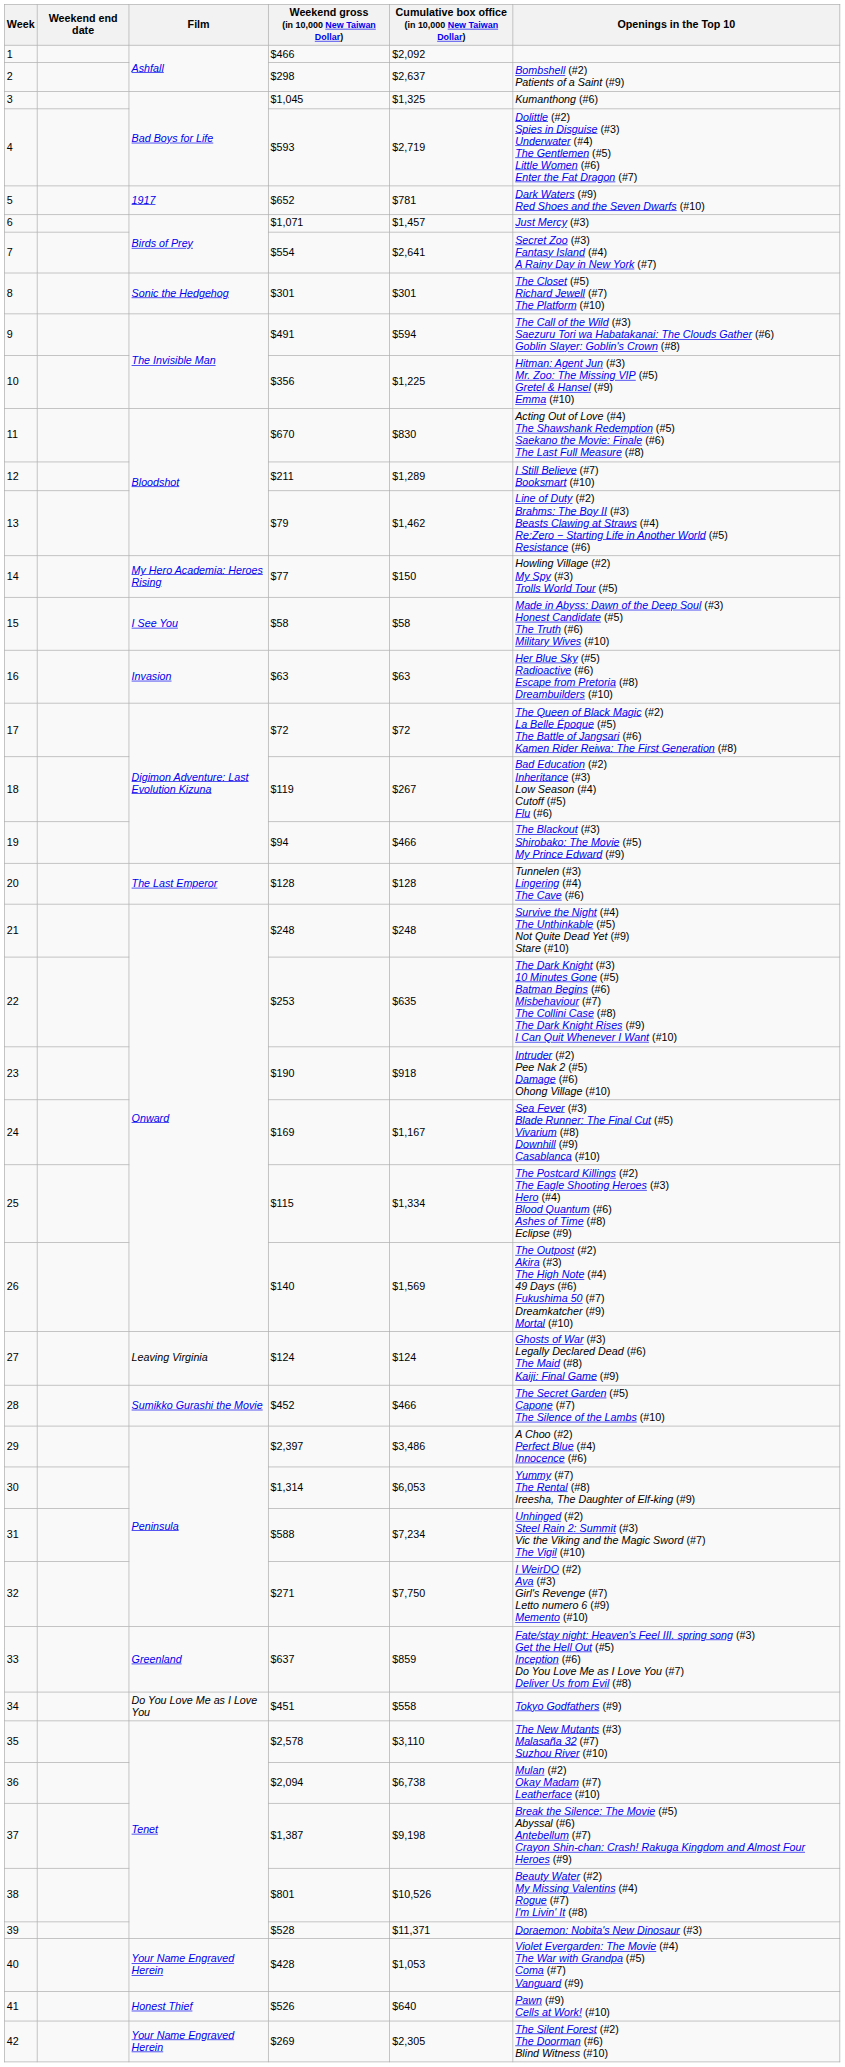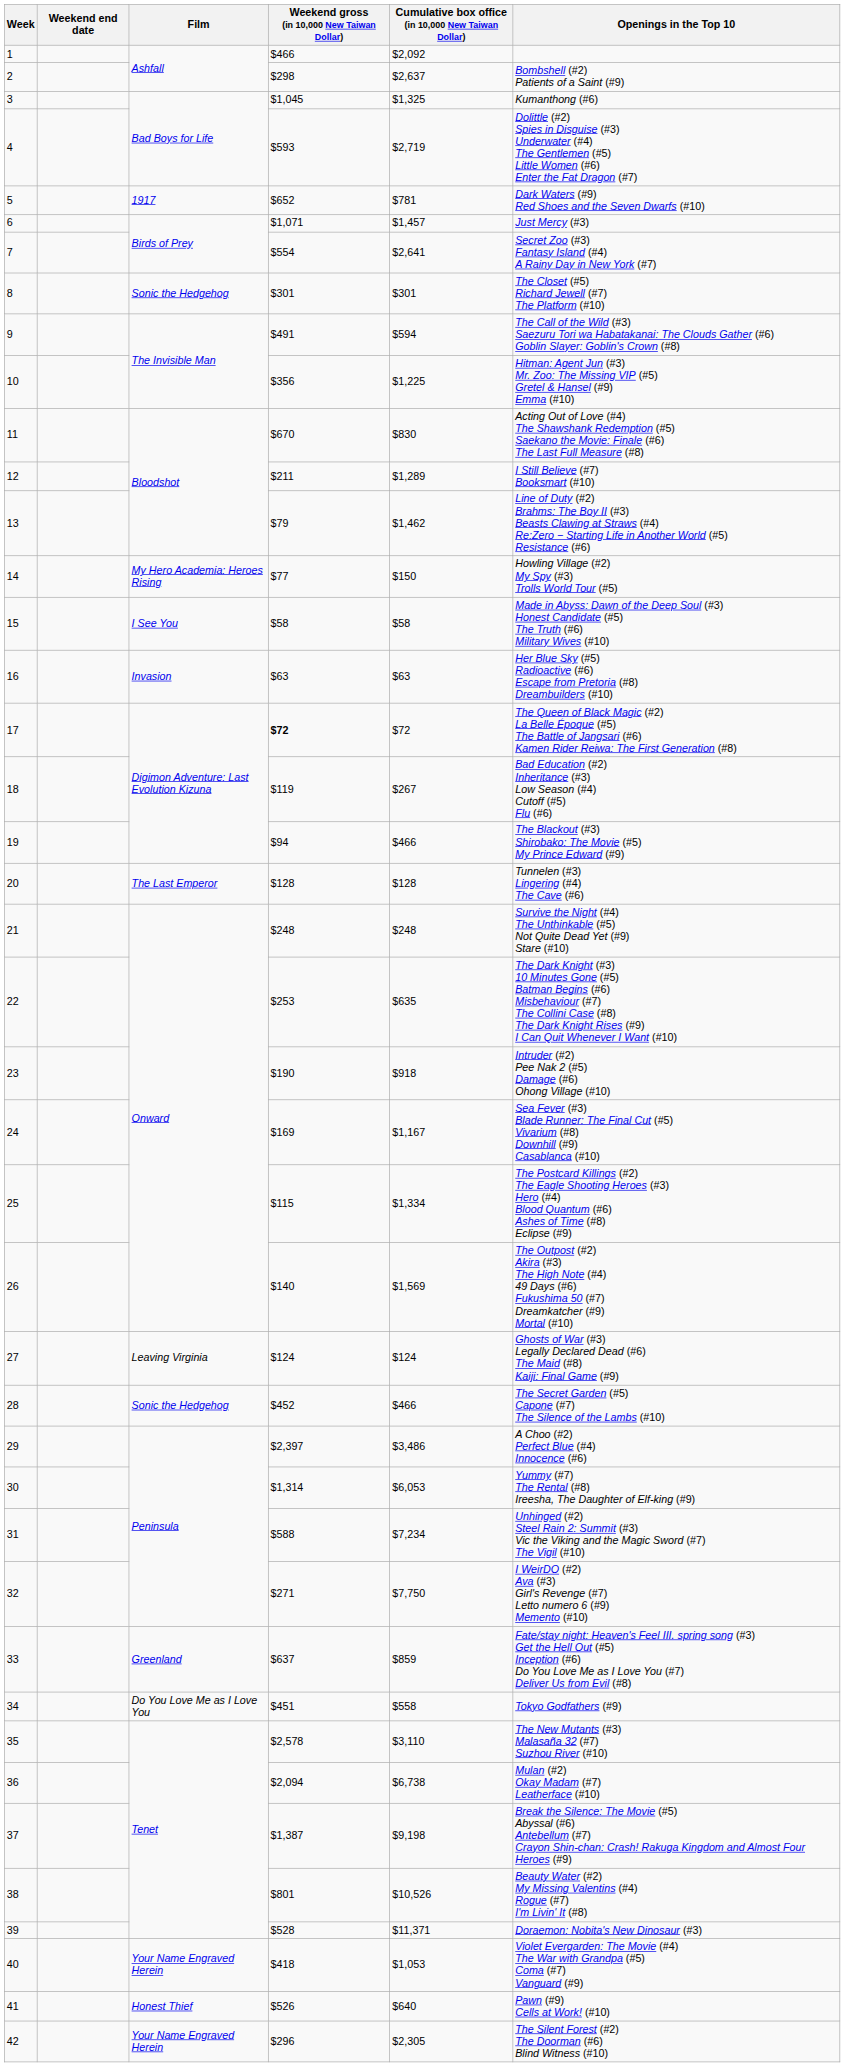(279, 730) normal -> (279, 730) bold
(197, 1405) Sumikko Gurashi the Movie -> (180, 1405) Sonic the Hedgehog
(282, 1965) $428 -> (282, 1965) $418
(282, 2041) $269 -> (282, 2041) $296
